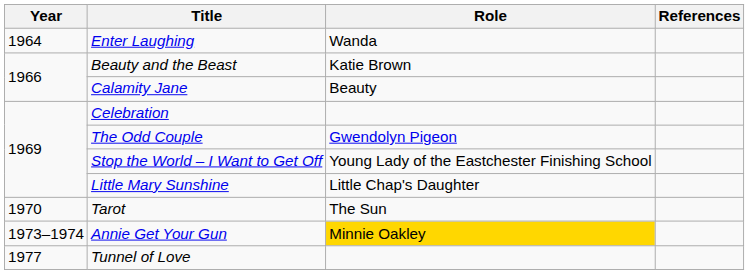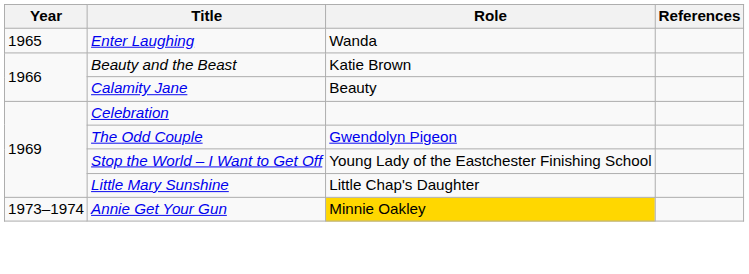(25, 40) 1964 -> (25, 40) 1965
- row: (108, 209)
- row: (141, 257)
